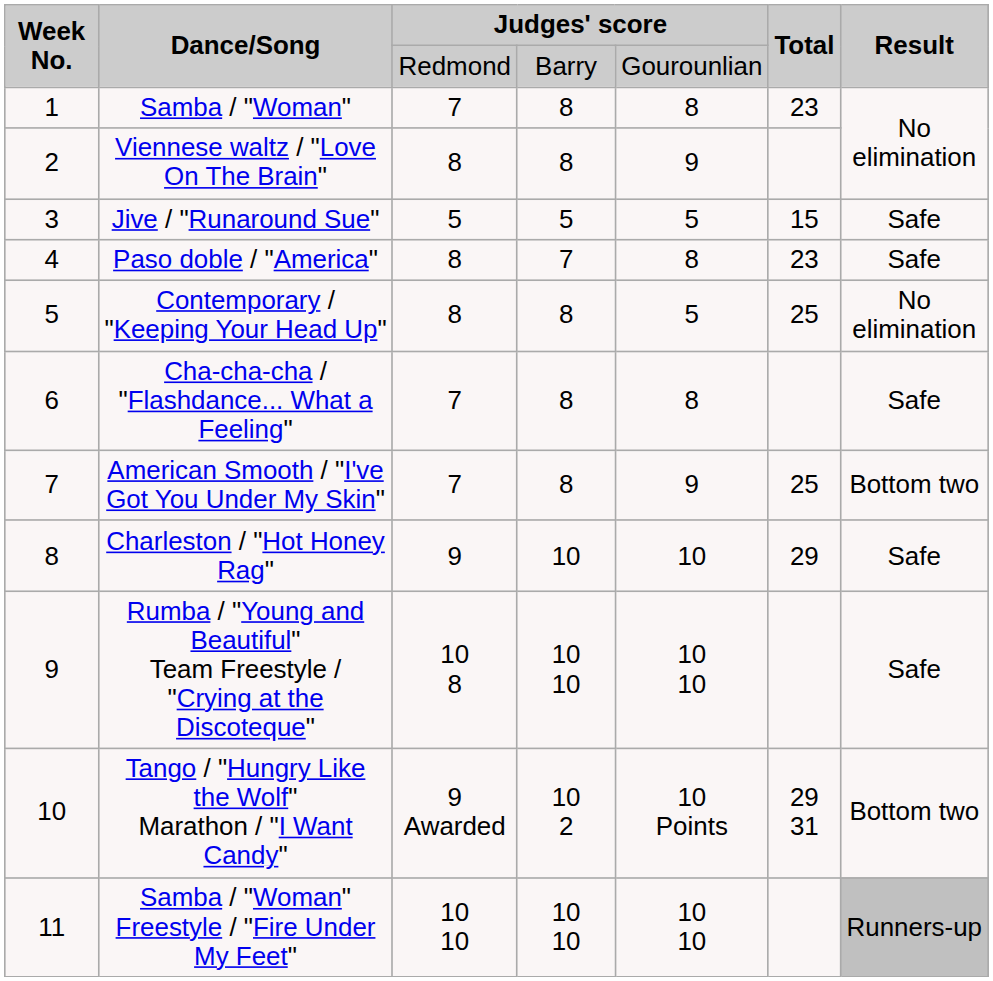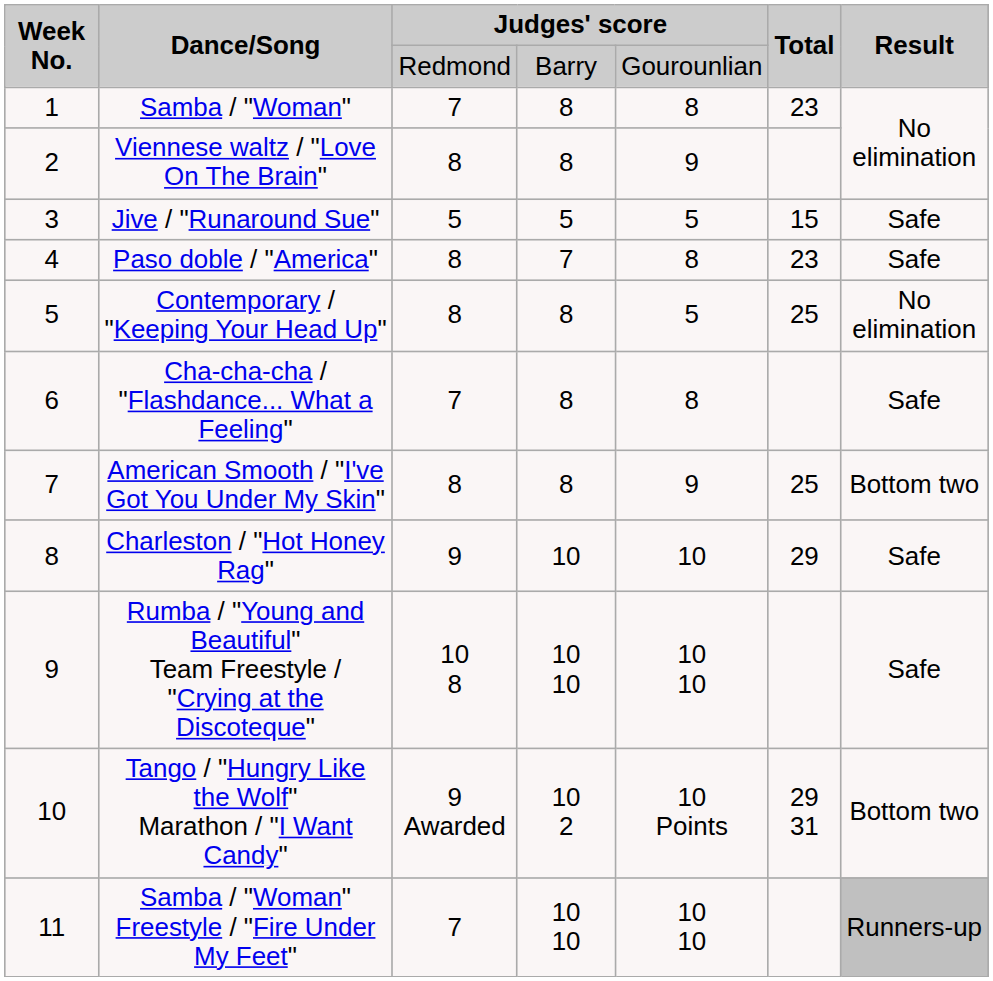(455, 485) 7 -> (455, 485) 8
(455, 926) 10 10 -> (455, 926) 7
